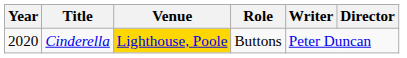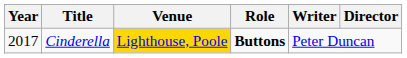(23, 40) 2020 -> (23, 40) 2017
(258, 40) normal -> (260, 40) bold
